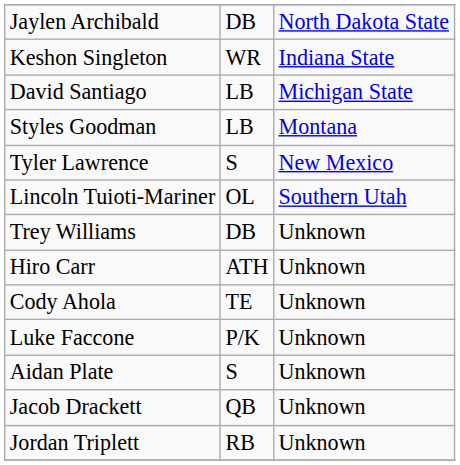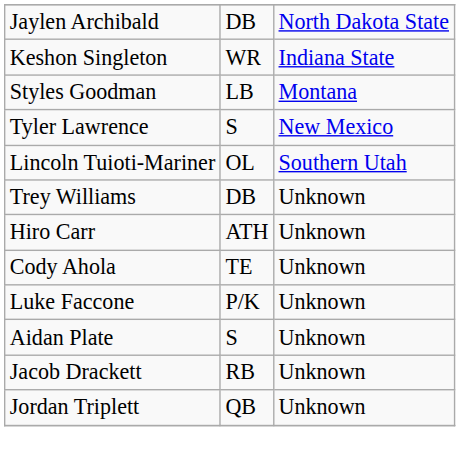- row: (78, 92)
(241, 407) QB -> (240, 372) RB
(240, 442) RB -> (241, 407) QB
